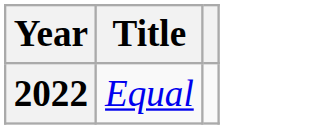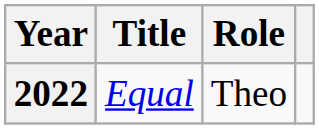+ column: (249, 33)
